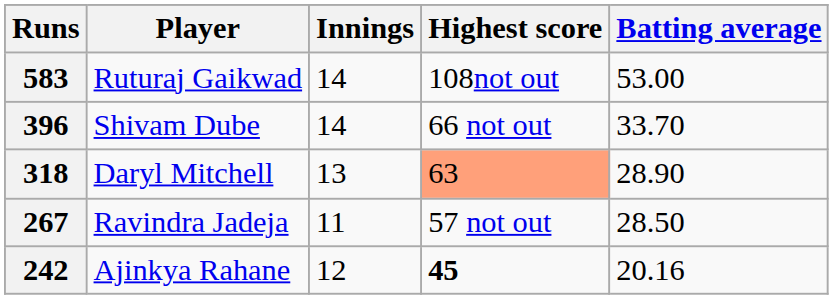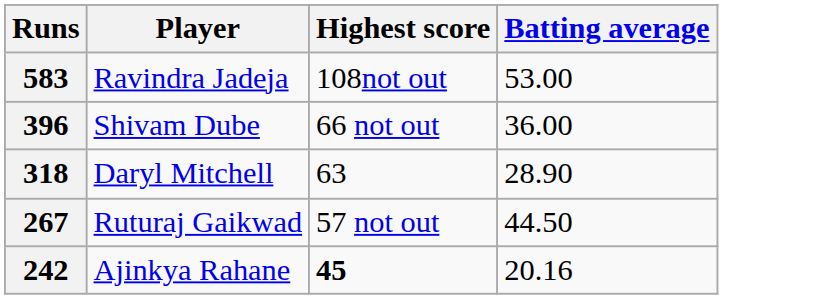- column: (365, 28)
(198, 76) Ruturaj Gaikwad -> (191, 76) Ravindra Jadeja
(651, 125) 33.70 -> (539, 125) 36.00
(443, 173) lightsalmon background -> (331, 173) no background
(191, 221) Ravindra Jadeja -> (198, 221) Ruturaj Gaikwad
(651, 221) 28.50 -> (539, 221) 44.50
